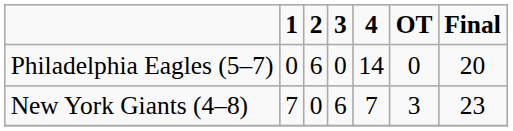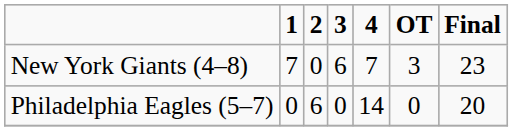rows swapped: (142, 65) <-> (129, 105)
